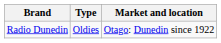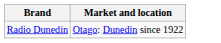- column: (86, 13)
